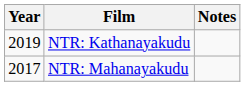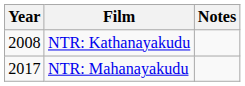(24, 42) 2019 -> (24, 42) 2008
